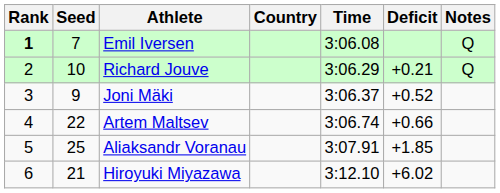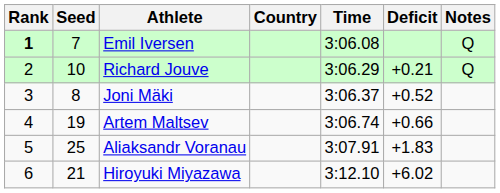(76, 95) 9 -> (76, 95) 8
(76, 122) 22 -> (76, 122) 19
(412, 148) +1.85 -> (412, 148) +1.83
